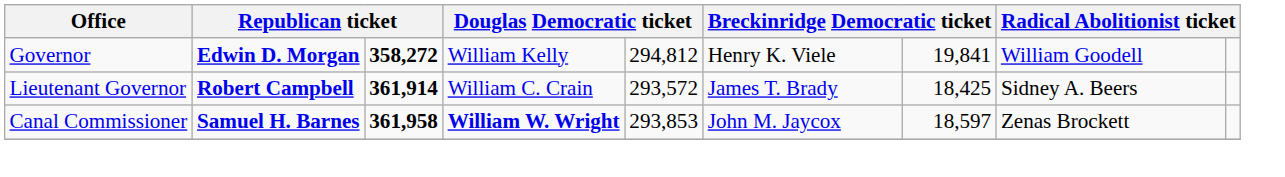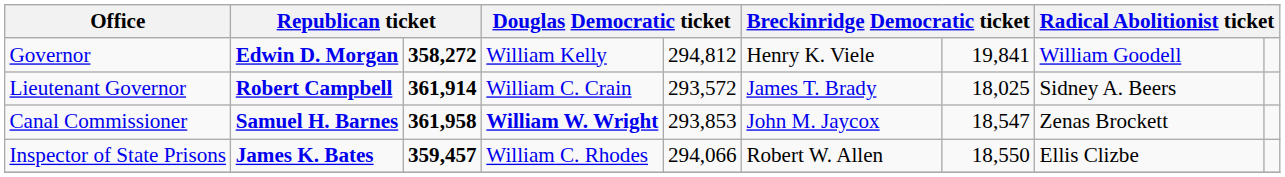(962, 88) 18,425 -> (1001, 88) 18,025
(962, 121) 18,597 -> (1001, 121) 18,547
+ row: (118, 155)
